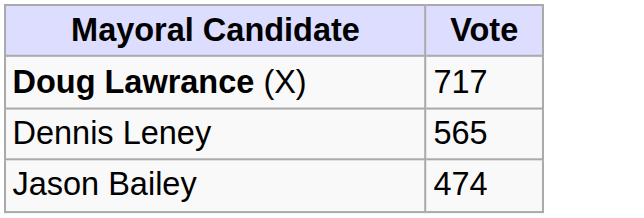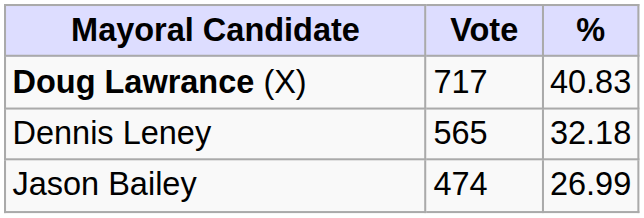+ column: (591, 30)
